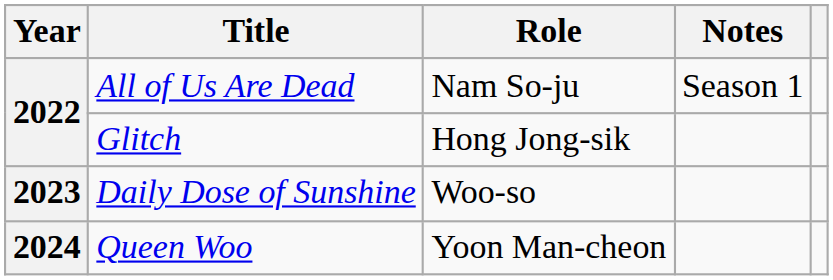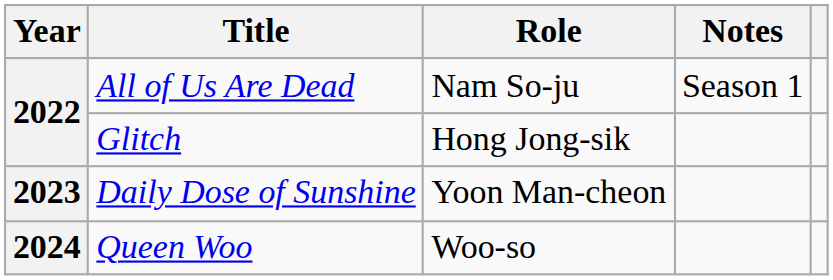(484, 192) Woo-so -> (549, 192) Yoon Man-cheon
(549, 246) Yoon Man-cheon -> (484, 246) Woo-so
